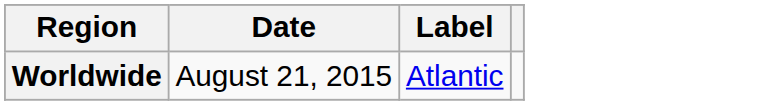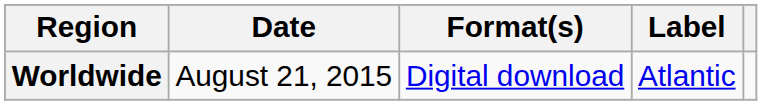+ column: (515, 28)
